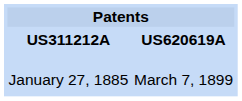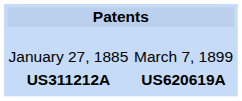rows swapped: (68, 40) <-> (68, 80)
